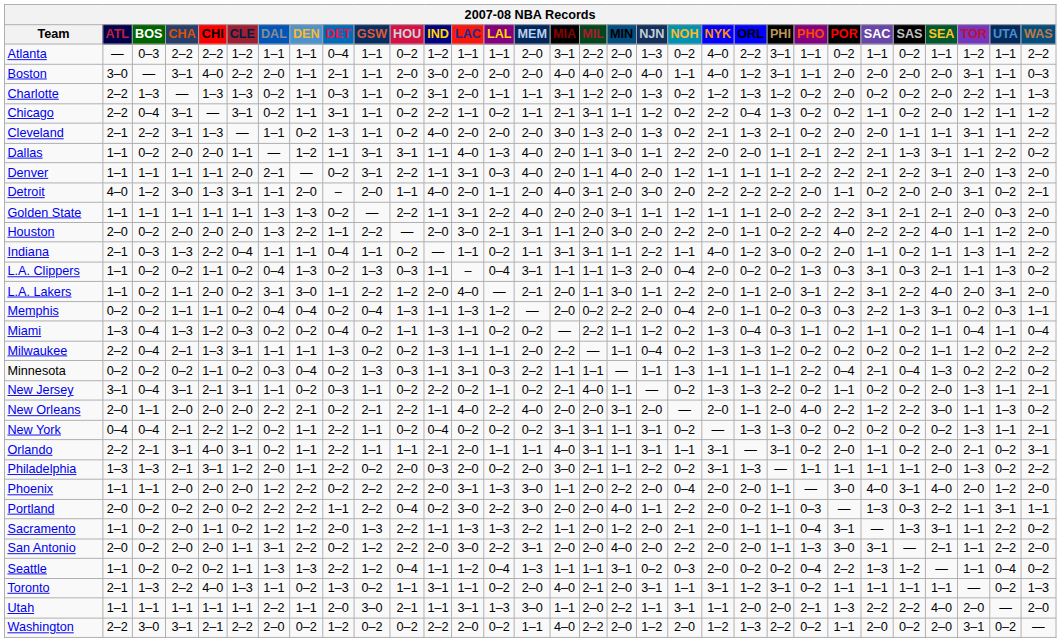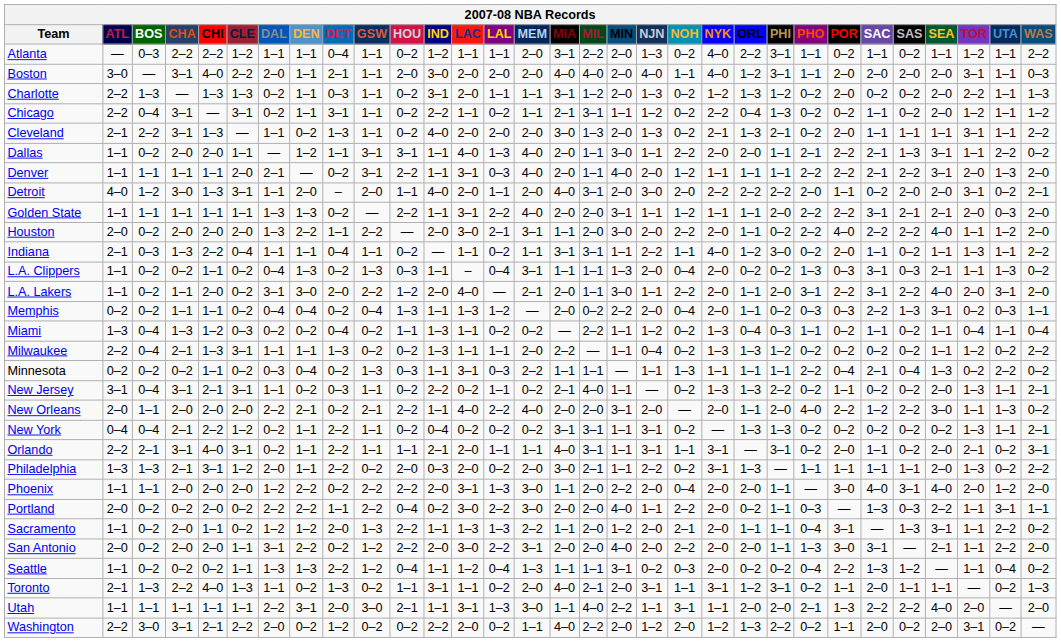(877, 133) 2–0 -> (877, 133) 1–1
(338, 291) 1–1 -> (338, 291) 2–0
(877, 588) 1–1 -> (877, 588) 2–0
(306, 608) 1–1 -> (306, 608) 3–1
(593, 608) 2–0 -> (593, 608) 4–0
